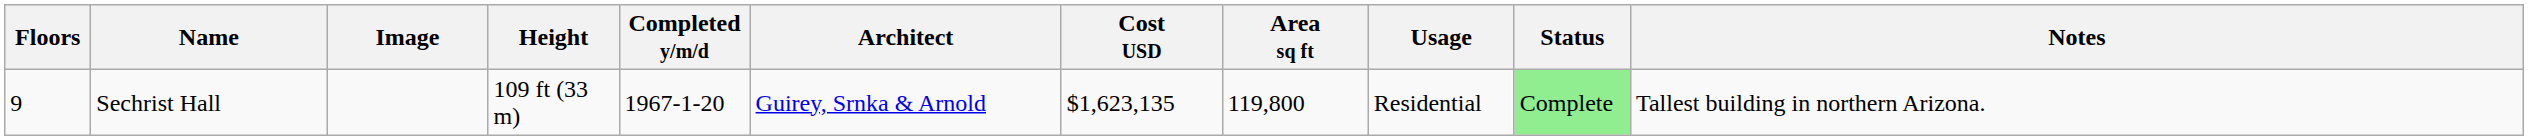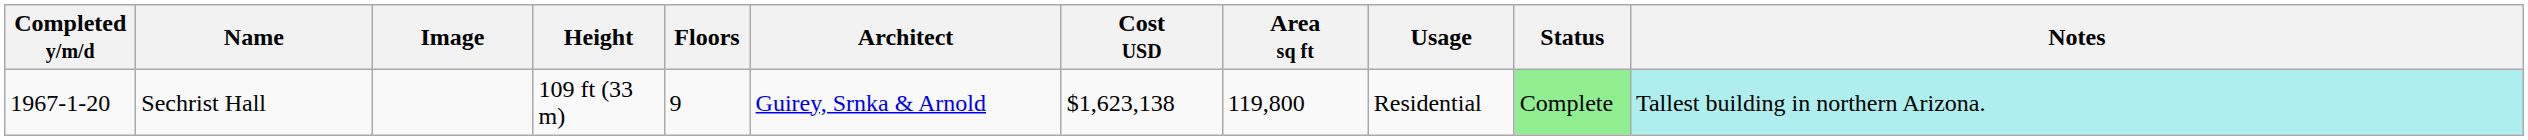columns swapped: (685, 37) <-> (48, 37)
(1121, 102) $1,623,135 -> (1121, 102) $1,623,138
(1811, 102) no background -> (1811, 102) paleturquoise background
